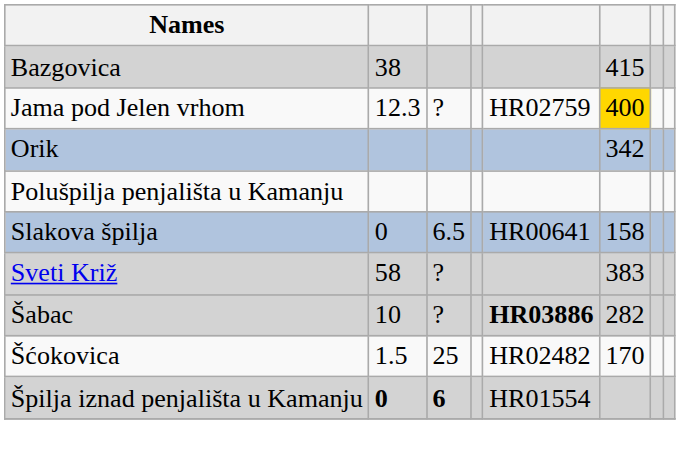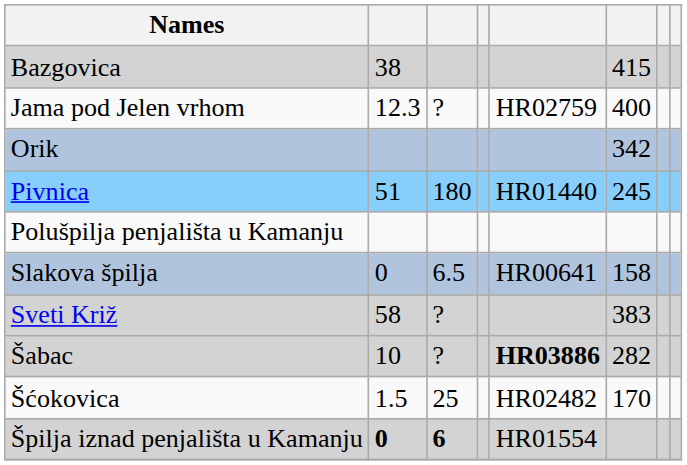(625, 107) gold background -> (632, 107) no background
+ row: (50, 190)
